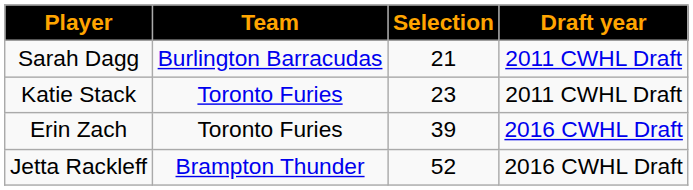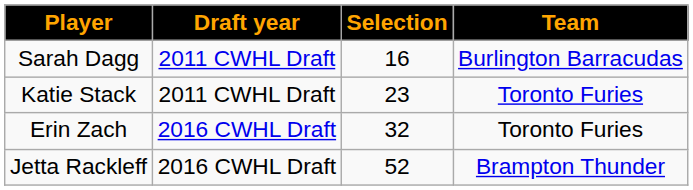columns swapped: (594, 22) <-> (270, 22)
(443, 58) 21 -> (397, 58) 16
(443, 130) 39 -> (397, 130) 32
